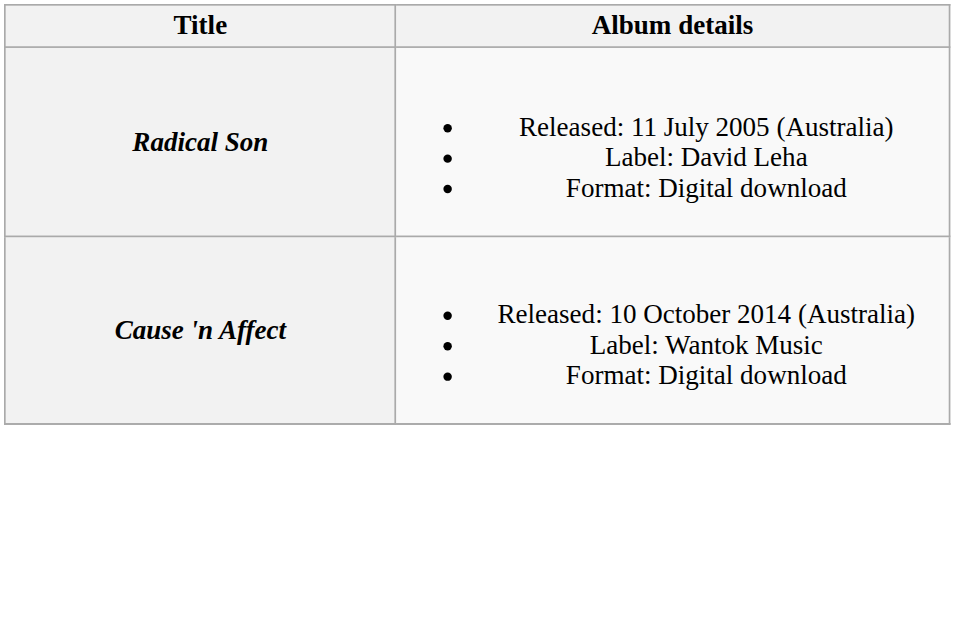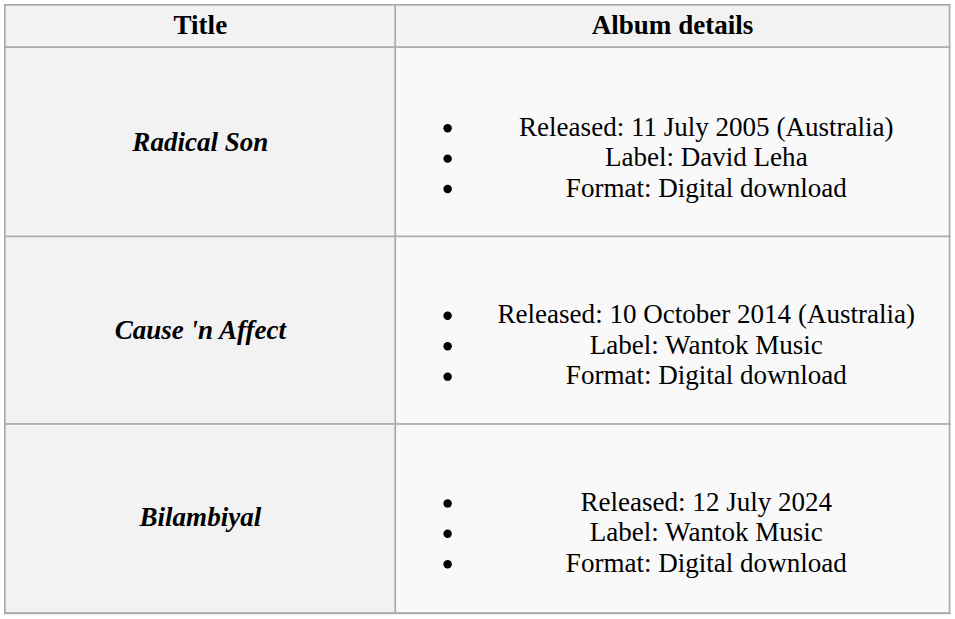+ row: (200, 517)
